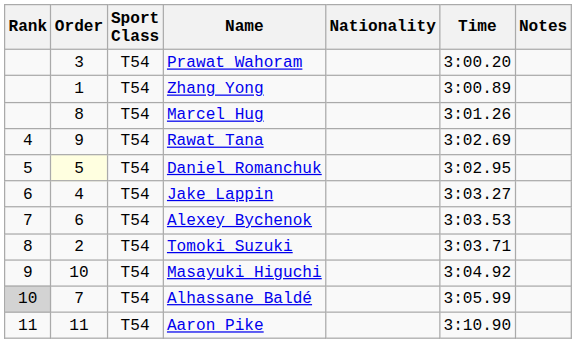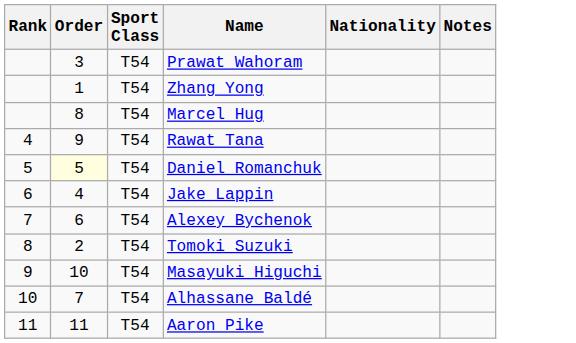- column: (477, 27)
(28, 299) lightgrey background -> (28, 299) no background
